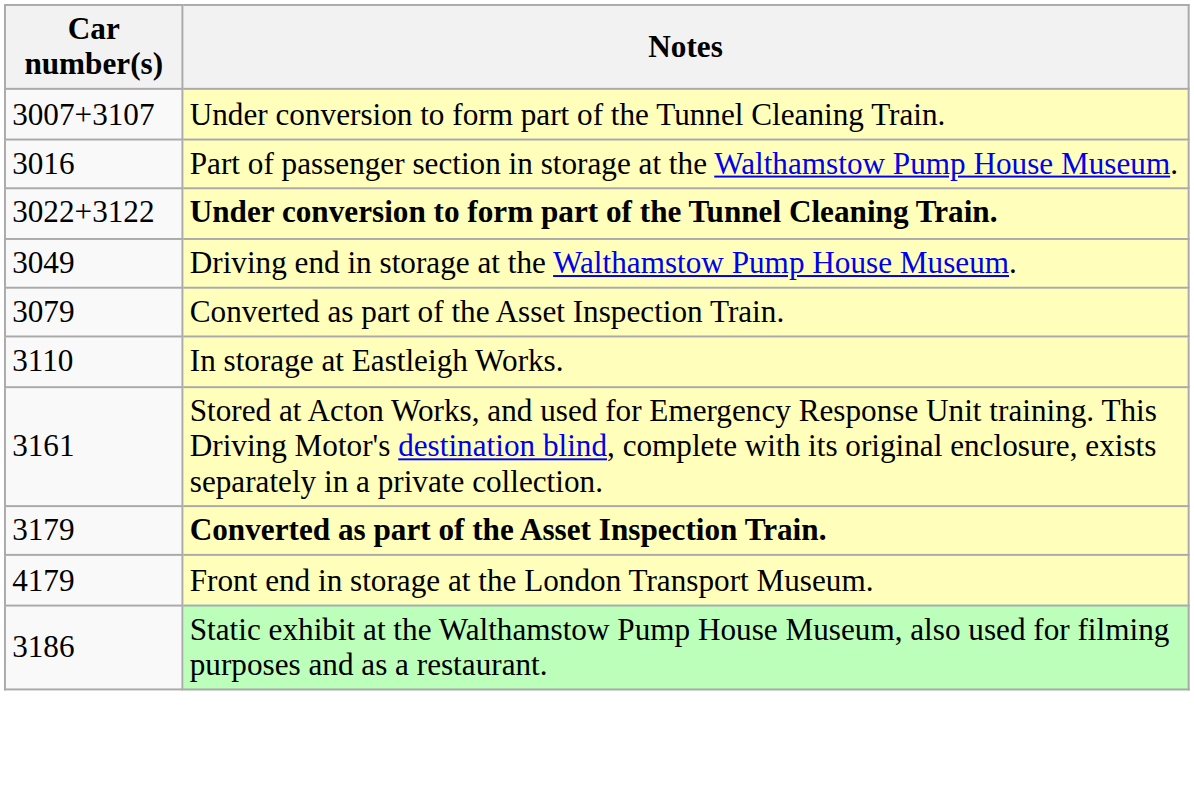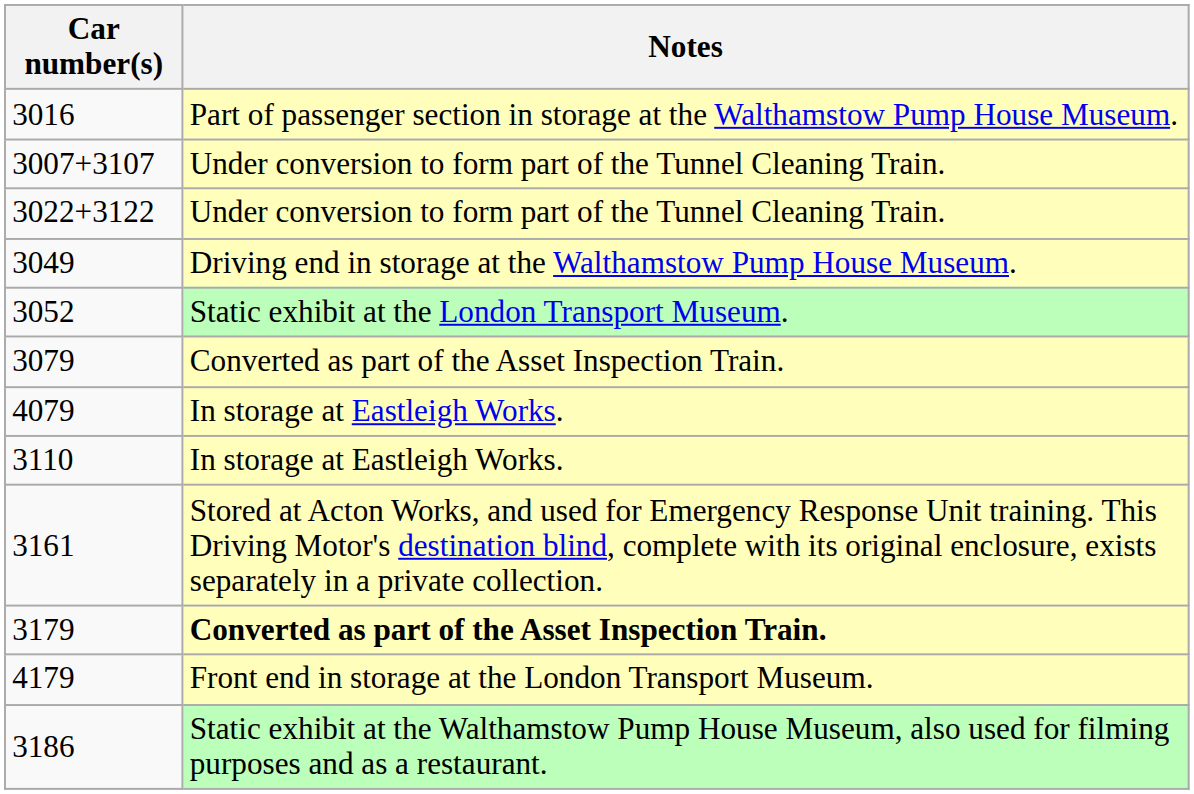rows swapped: (83, 113) <-> (43, 163)
(594, 212) bold -> (568, 212) normal
+ row: (43, 311)
+ row: (43, 410)
